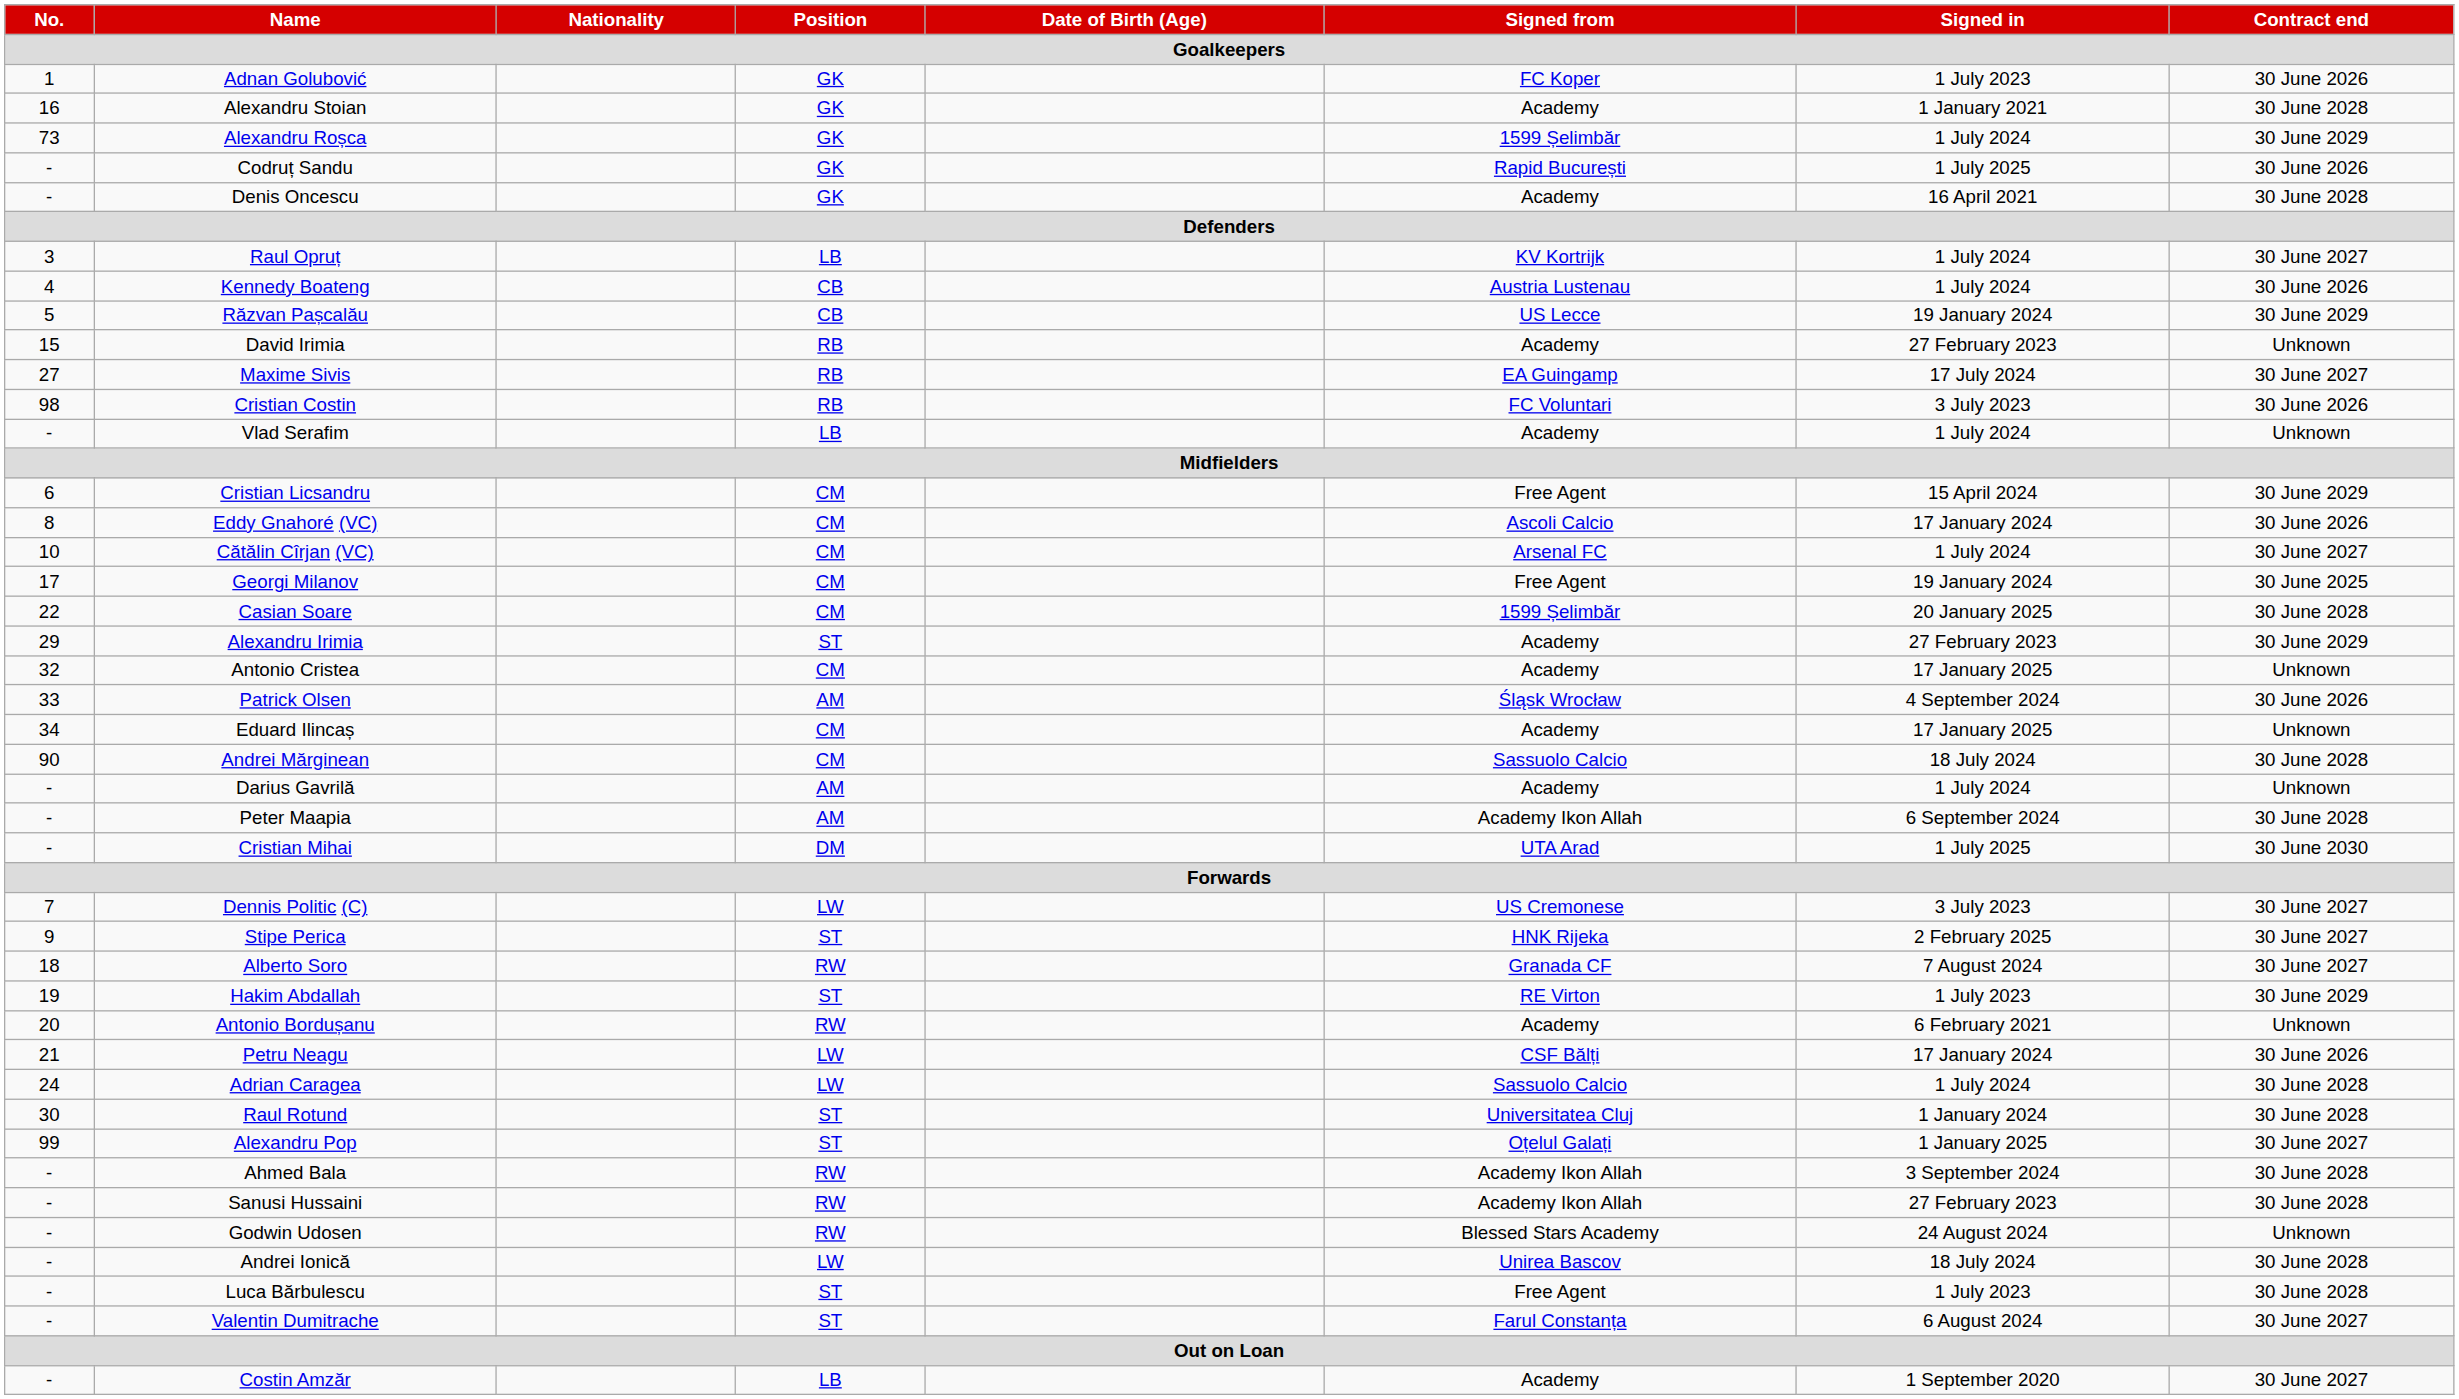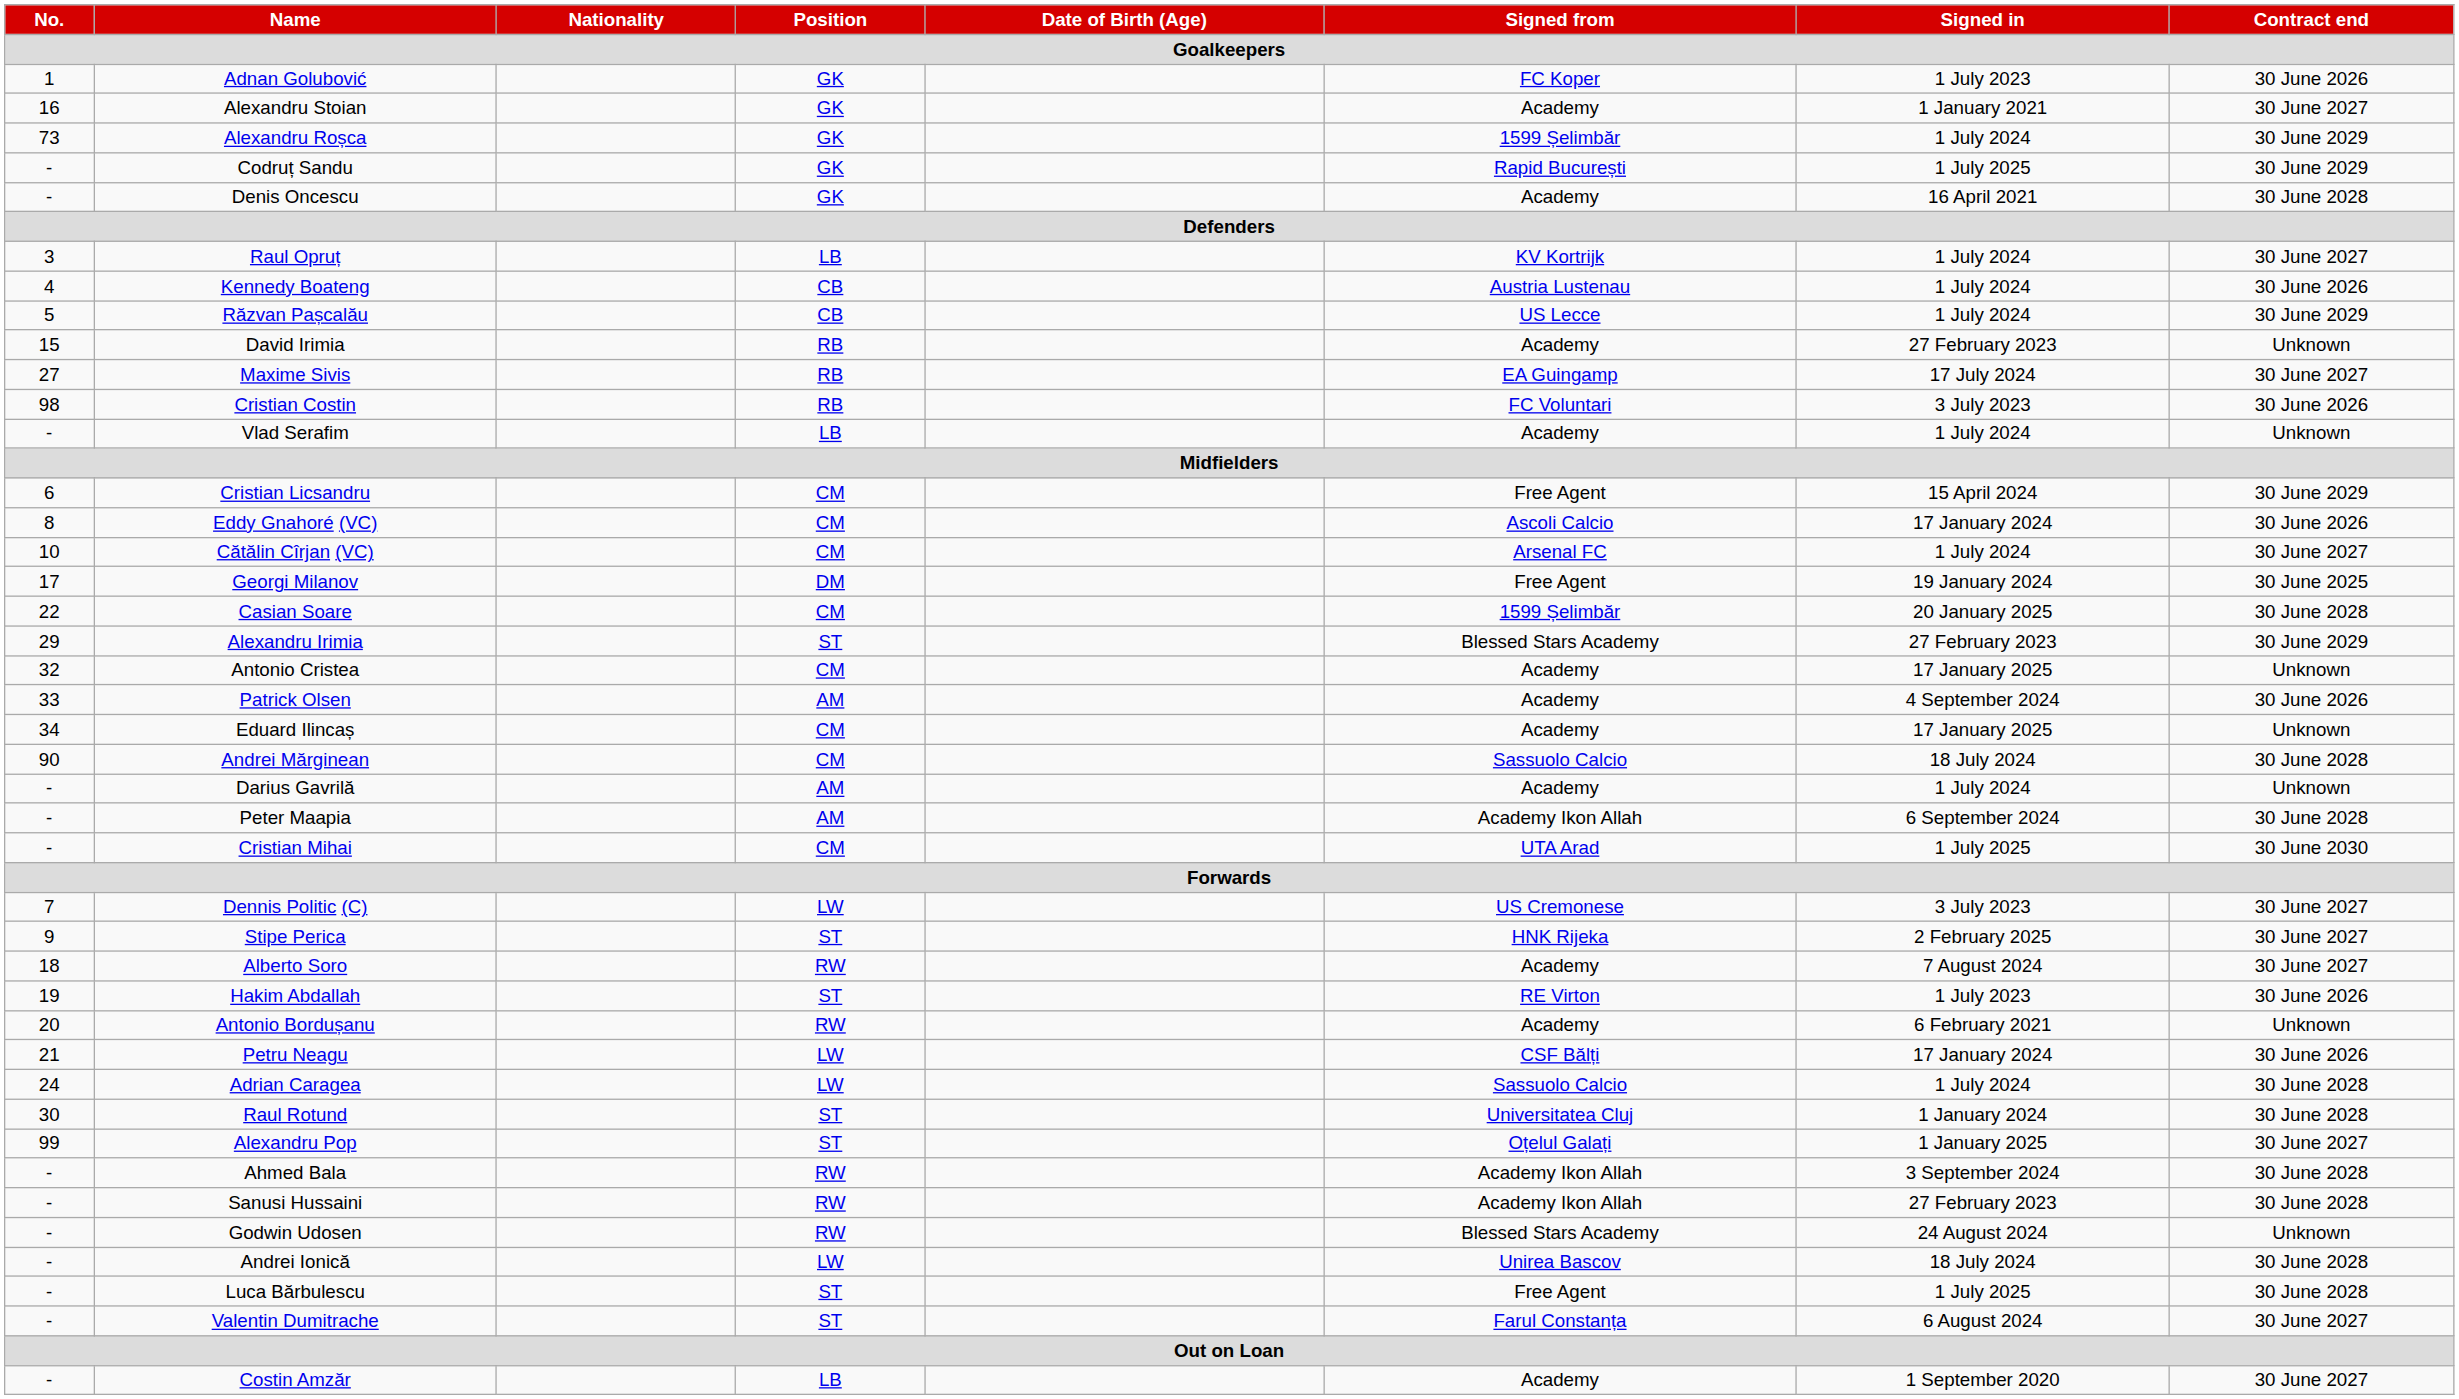(2311, 109) 30 June 2028 -> (2311, 109) 30 June 2027
(2311, 168) 30 June 2026 -> (2311, 168) 30 June 2029
(1983, 316) 19 January 2024 -> (1983, 316) 1 July 2024
(830, 582) CM -> (830, 582) DM
(1560, 641) Academy -> (1560, 641) Blessed Stars Academy
(1560, 700) Śląsk Wrocław -> (1560, 700) Academy
(830, 848) DM -> (830, 848) CM
(1560, 966) Granada CF -> (1560, 966) Academy
(2311, 996) 30 June 2029 -> (2311, 996) 30 June 2026
(1983, 1292) 1 July 2023 -> (1983, 1292) 1 July 2025
